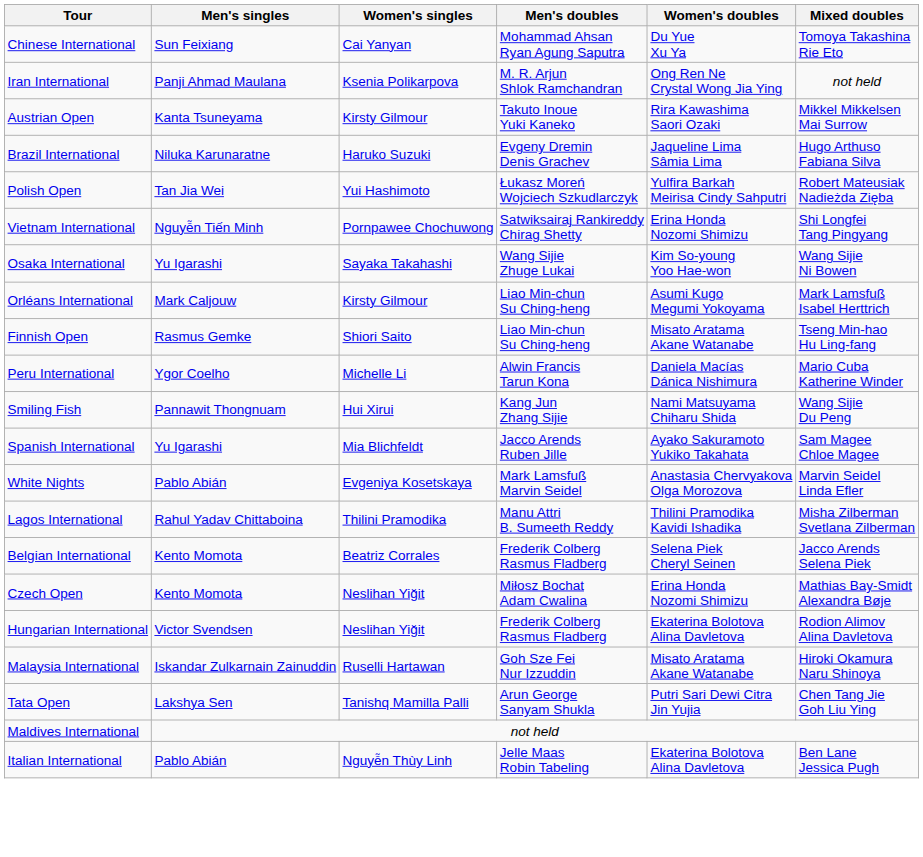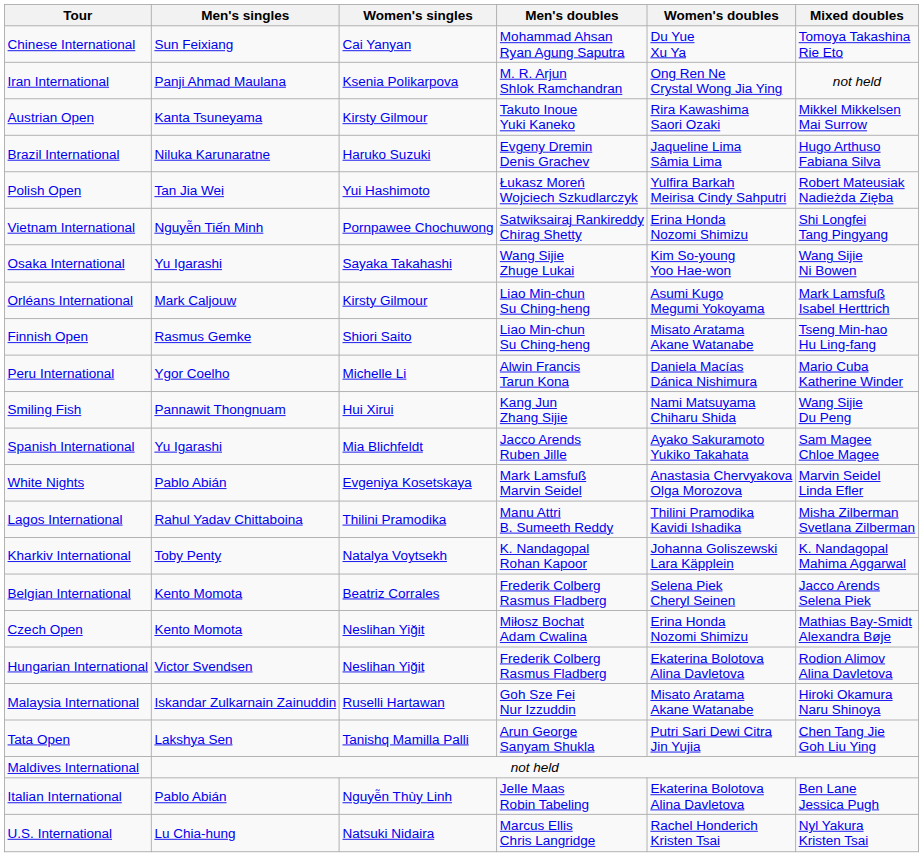+ row: (69, 556)
+ row: (60, 833)
